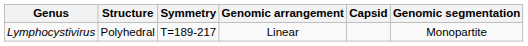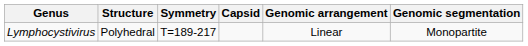columns swapped: (368, 13) <-> (283, 13)
